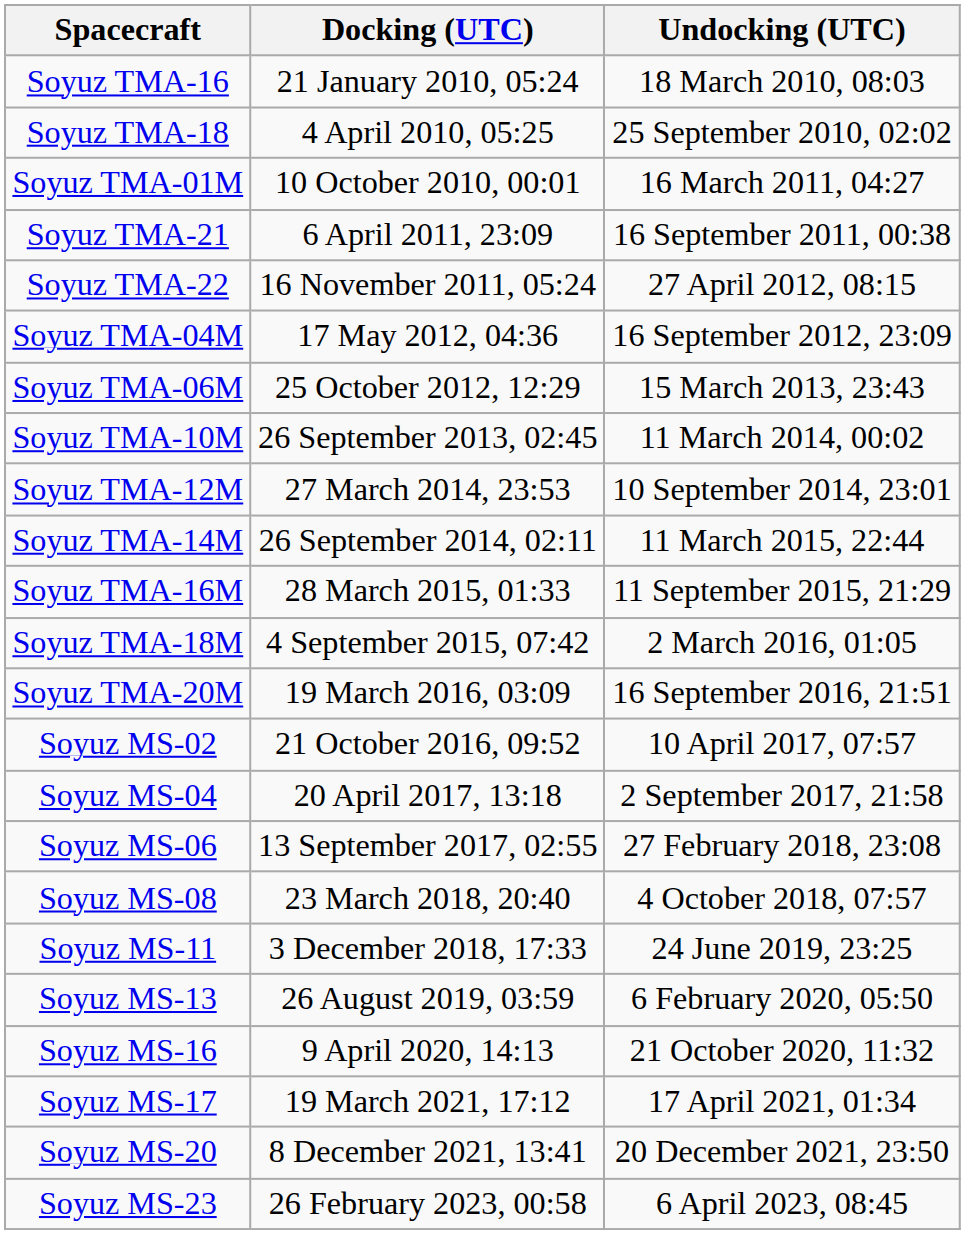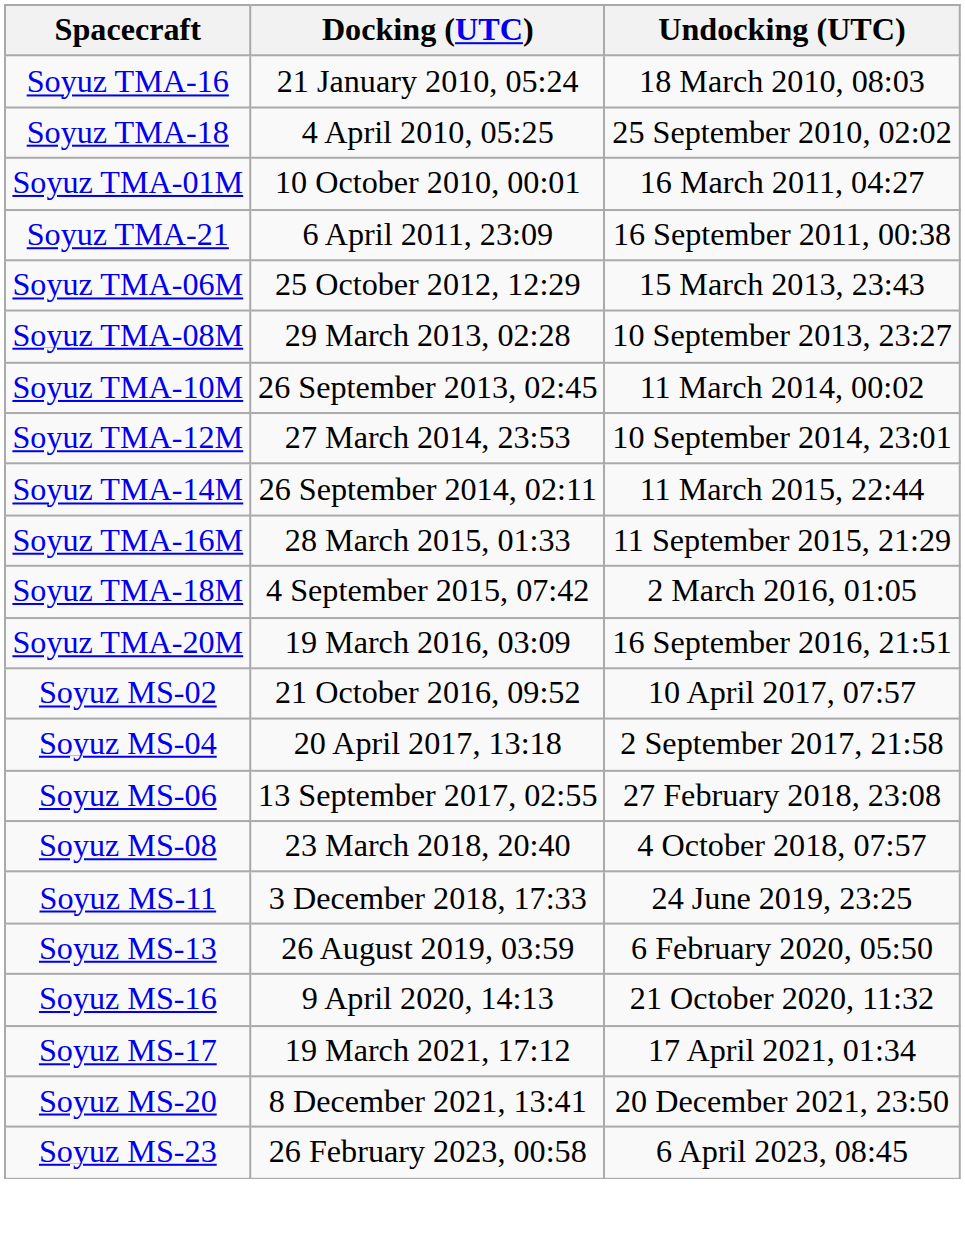- row: (128, 285)
- row: (128, 336)
+ row: (128, 336)
